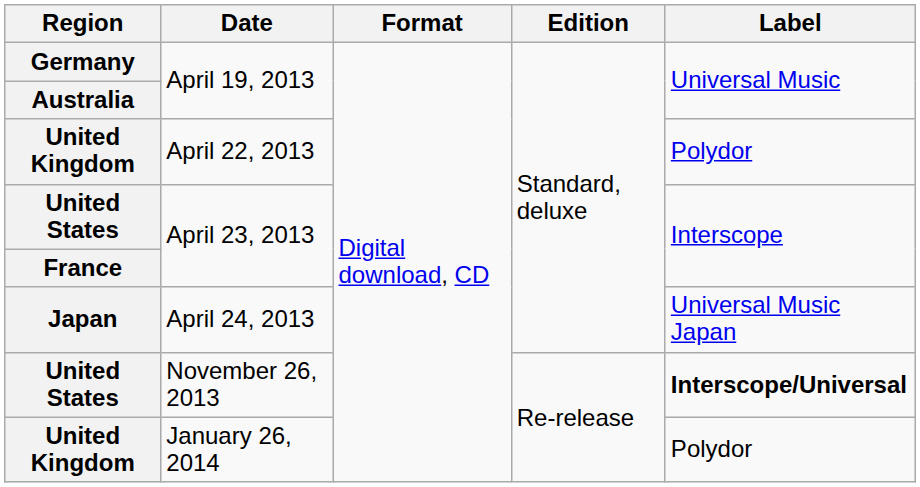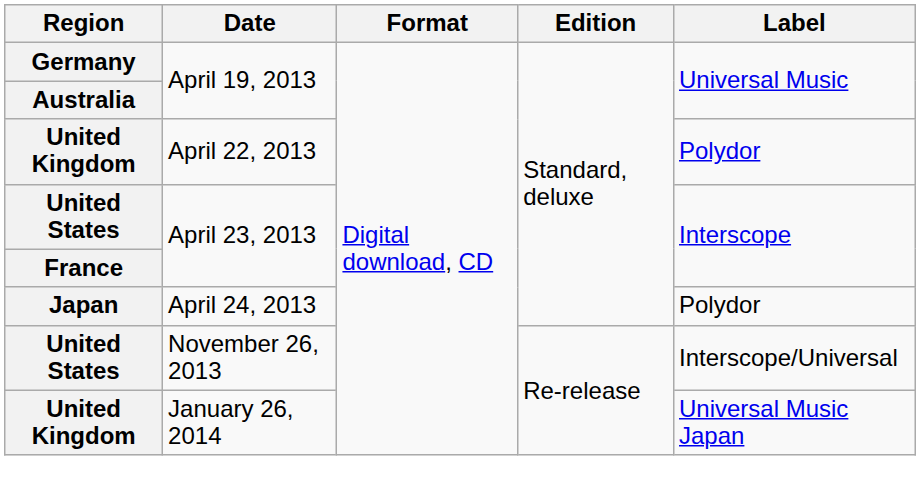(756, 319) Universal Music Japan -> (720, 305) Polydor
(789, 384) bold -> (788, 357) normal
(712, 449) Polydor -> (764, 422) Universal Music Japan
